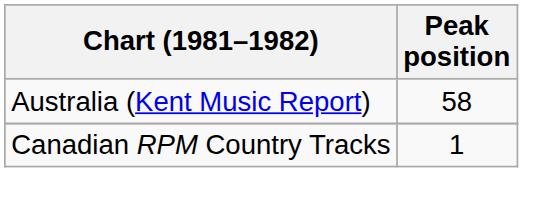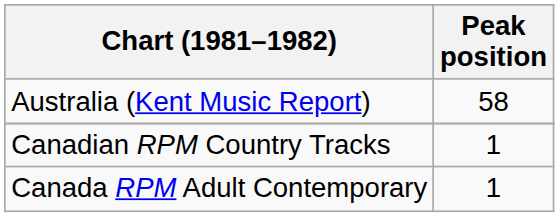+ row: (219, 188)
